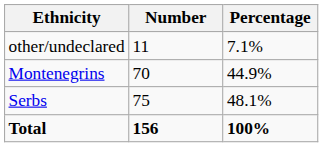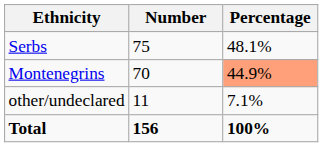rows swapped: (28, 100) <-> (67, 45)
(249, 73) no background -> (249, 73) lightsalmon background
